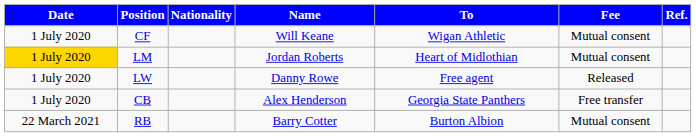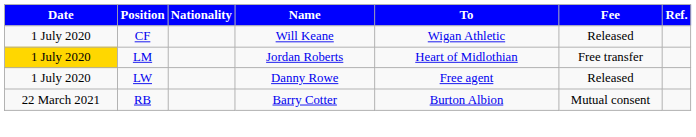(610, 36) Mutual consent -> (610, 36) Released
(610, 57) Mutual consent -> (610, 57) Free transfer
- row: (142, 100)
